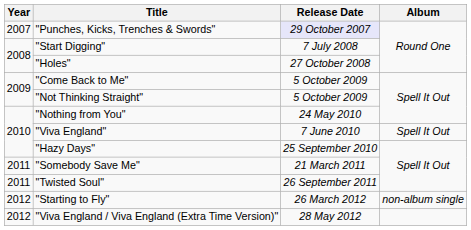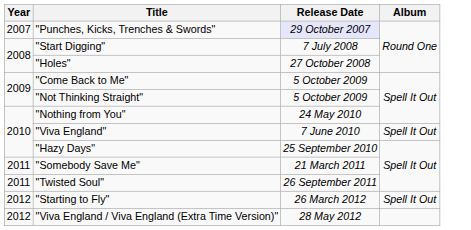(423, 200) non-album single -> (410, 200) Spell It Out
